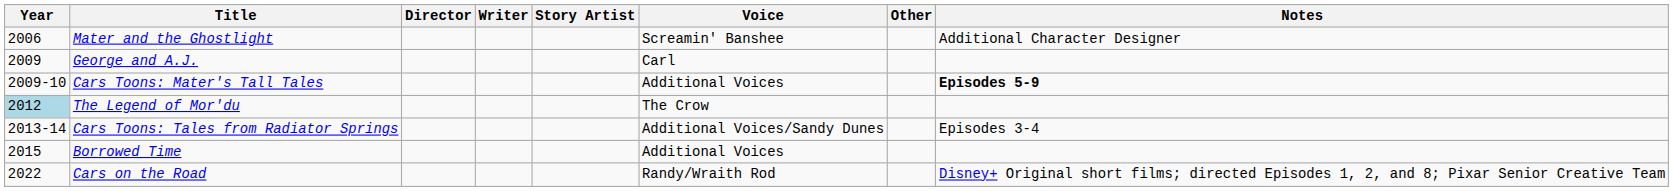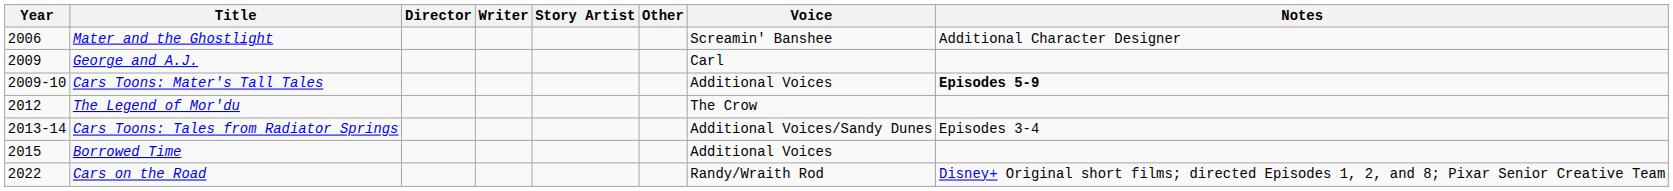columns swapped: (912, 16) <-> (763, 16)
(25, 107) lightblue background -> (25, 107) no background
